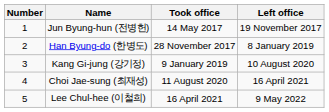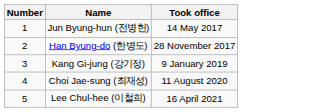- column: (281, 12)
